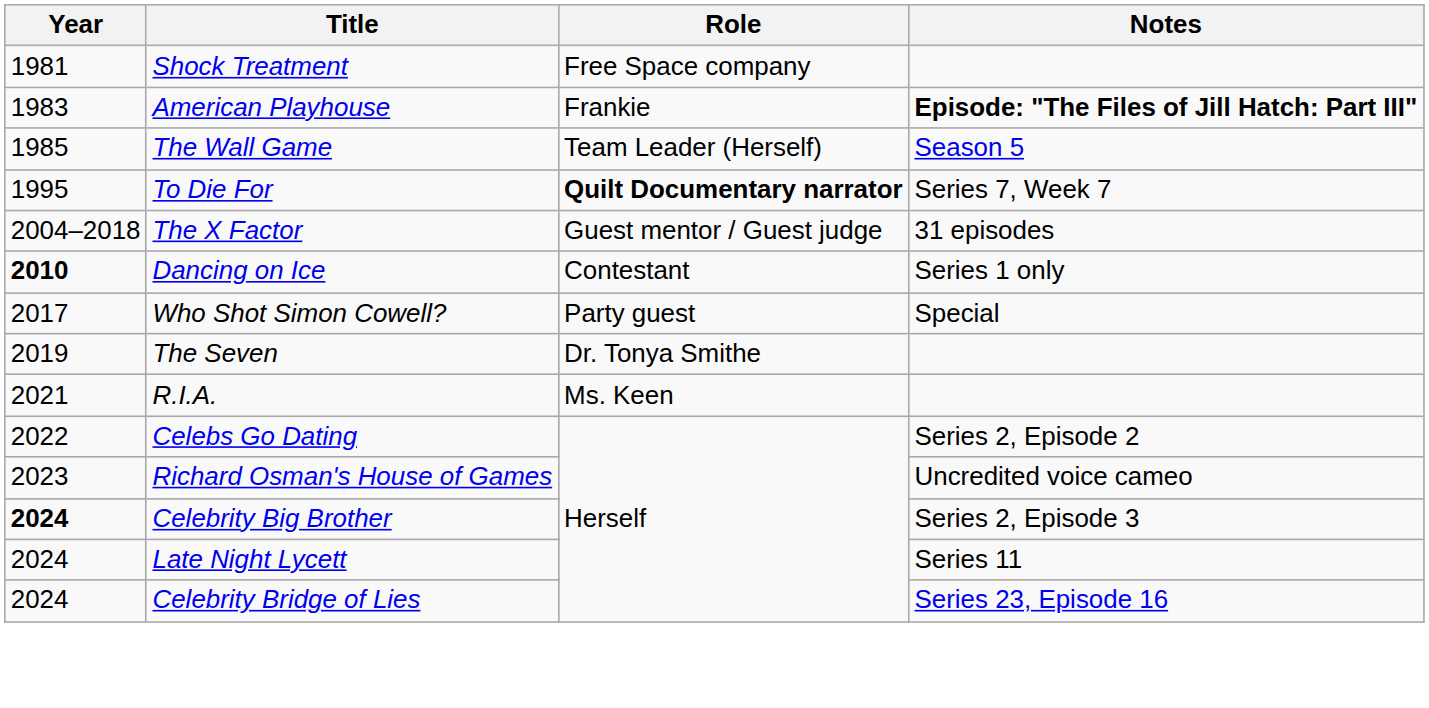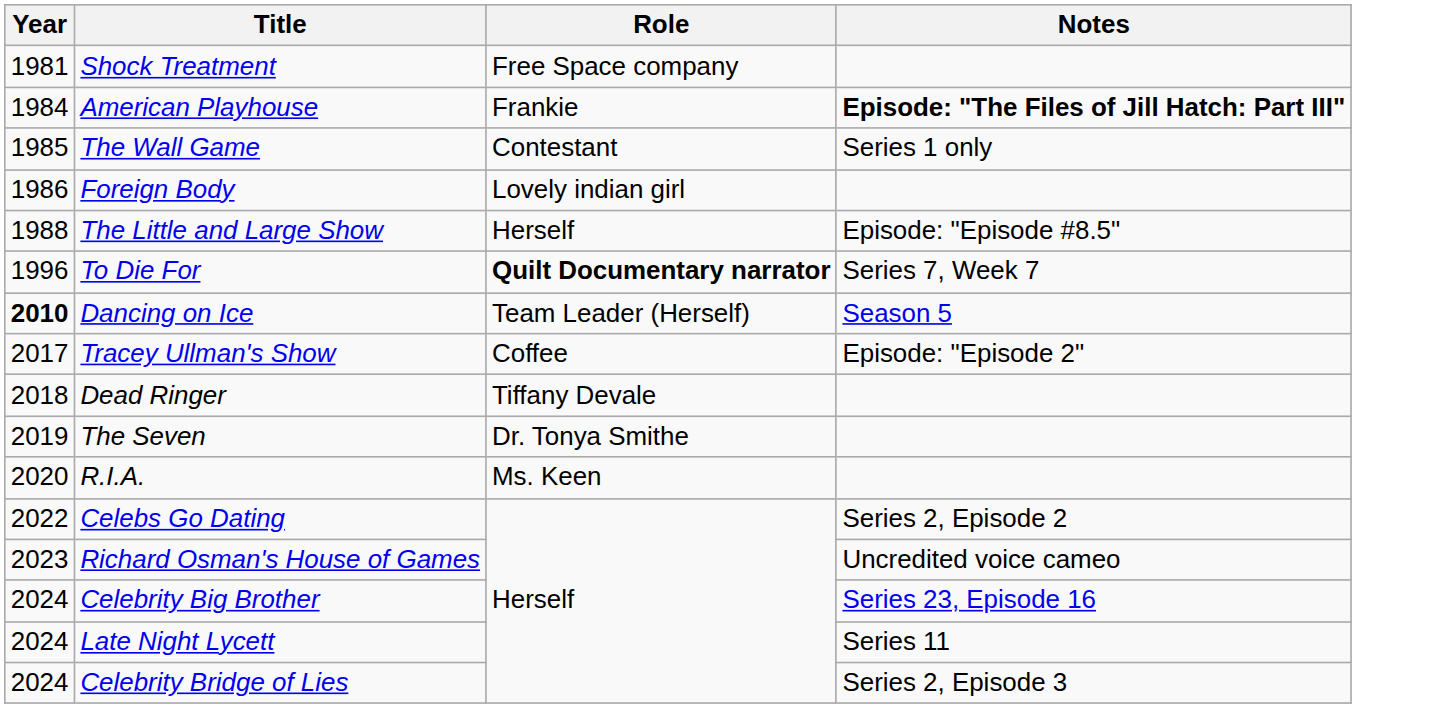(40, 107) 1983 -> (40, 107) 1984
(693, 148) Team Leader (Herself) -> (555, 148) Contestant
(969, 148) Season 5 -> (917, 148) Series 1 only
+ row: (157, 189)
+ row: (232, 230)
(40, 189) 1995 -> (40, 271) 1996
- row: (227, 230)
(627, 271) Contestant -> (621, 312) Team Leader (Herself)
(989, 271) Series 1 only -> (897, 312) Season 5
+ row: (208, 353)
- row: (299, 312)
+ row: (153, 395)
(40, 395) 2021 -> (40, 477) 2020
(40, 518) bold -> (40, 600) normal
(1027, 518) Series 2, Episode 3 -> (969, 600) Series 23, Episode 16
(1041, 600) Series 23, Episode 16 -> (955, 682) Series 2, Episode 3
